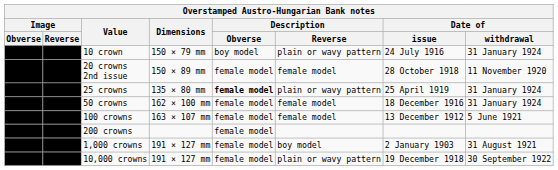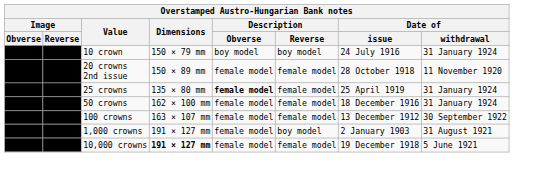(329, 52) plain or wavy pattern -> (300, 52) boy model
(329, 90) plain or wavy pattern -> (307, 90) female model
(495, 117) 5 June 1921 -> (465, 117) 30 September 1922
- row: (108, 131)
(181, 158) normal -> (181, 145) bold
(329, 158) plain or wavy pattern -> (307, 145) female model
(509, 158) 30 September 1922 -> (450, 145) 5 June 1921
